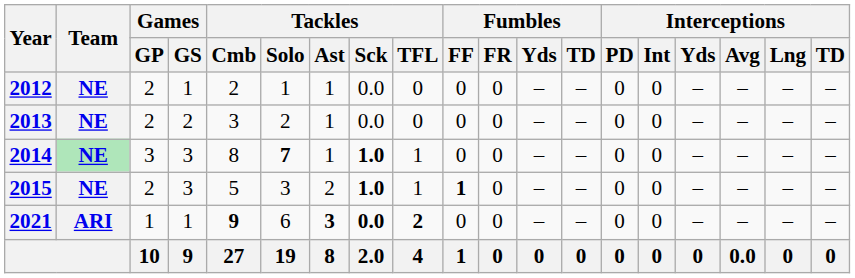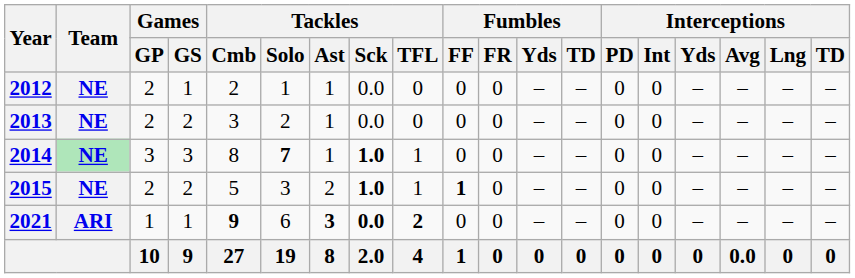(188, 188) 3 -> (188, 188) 2
